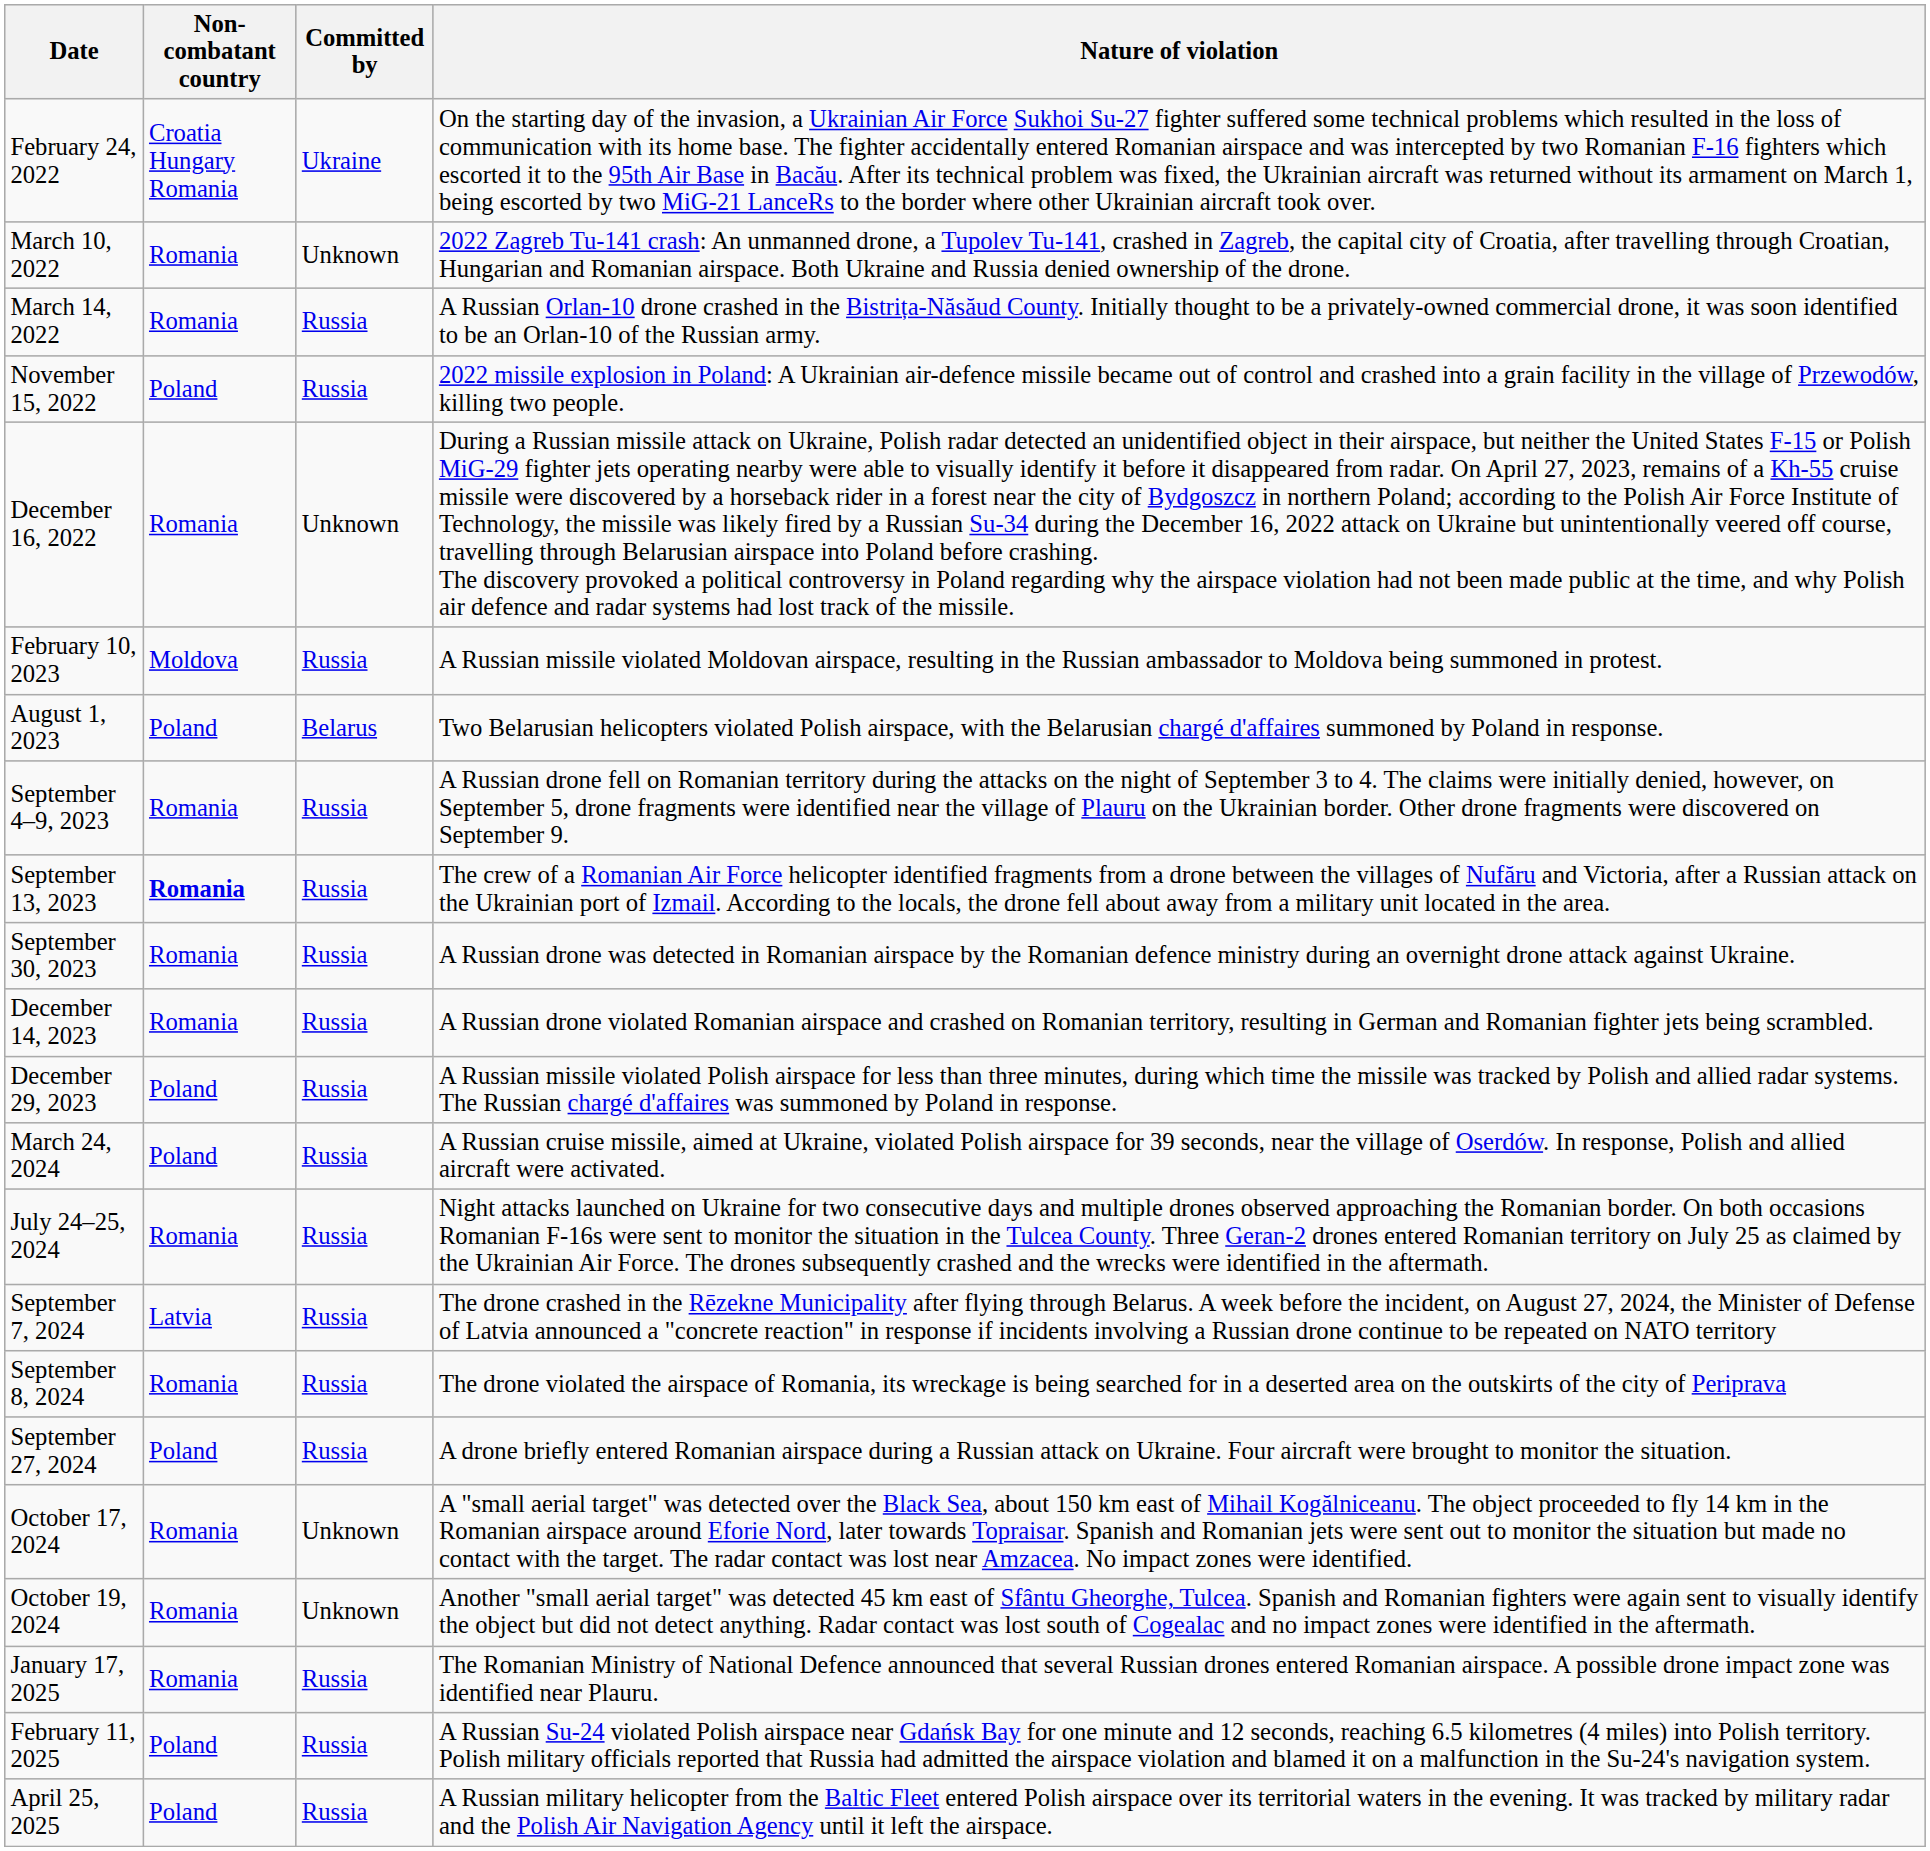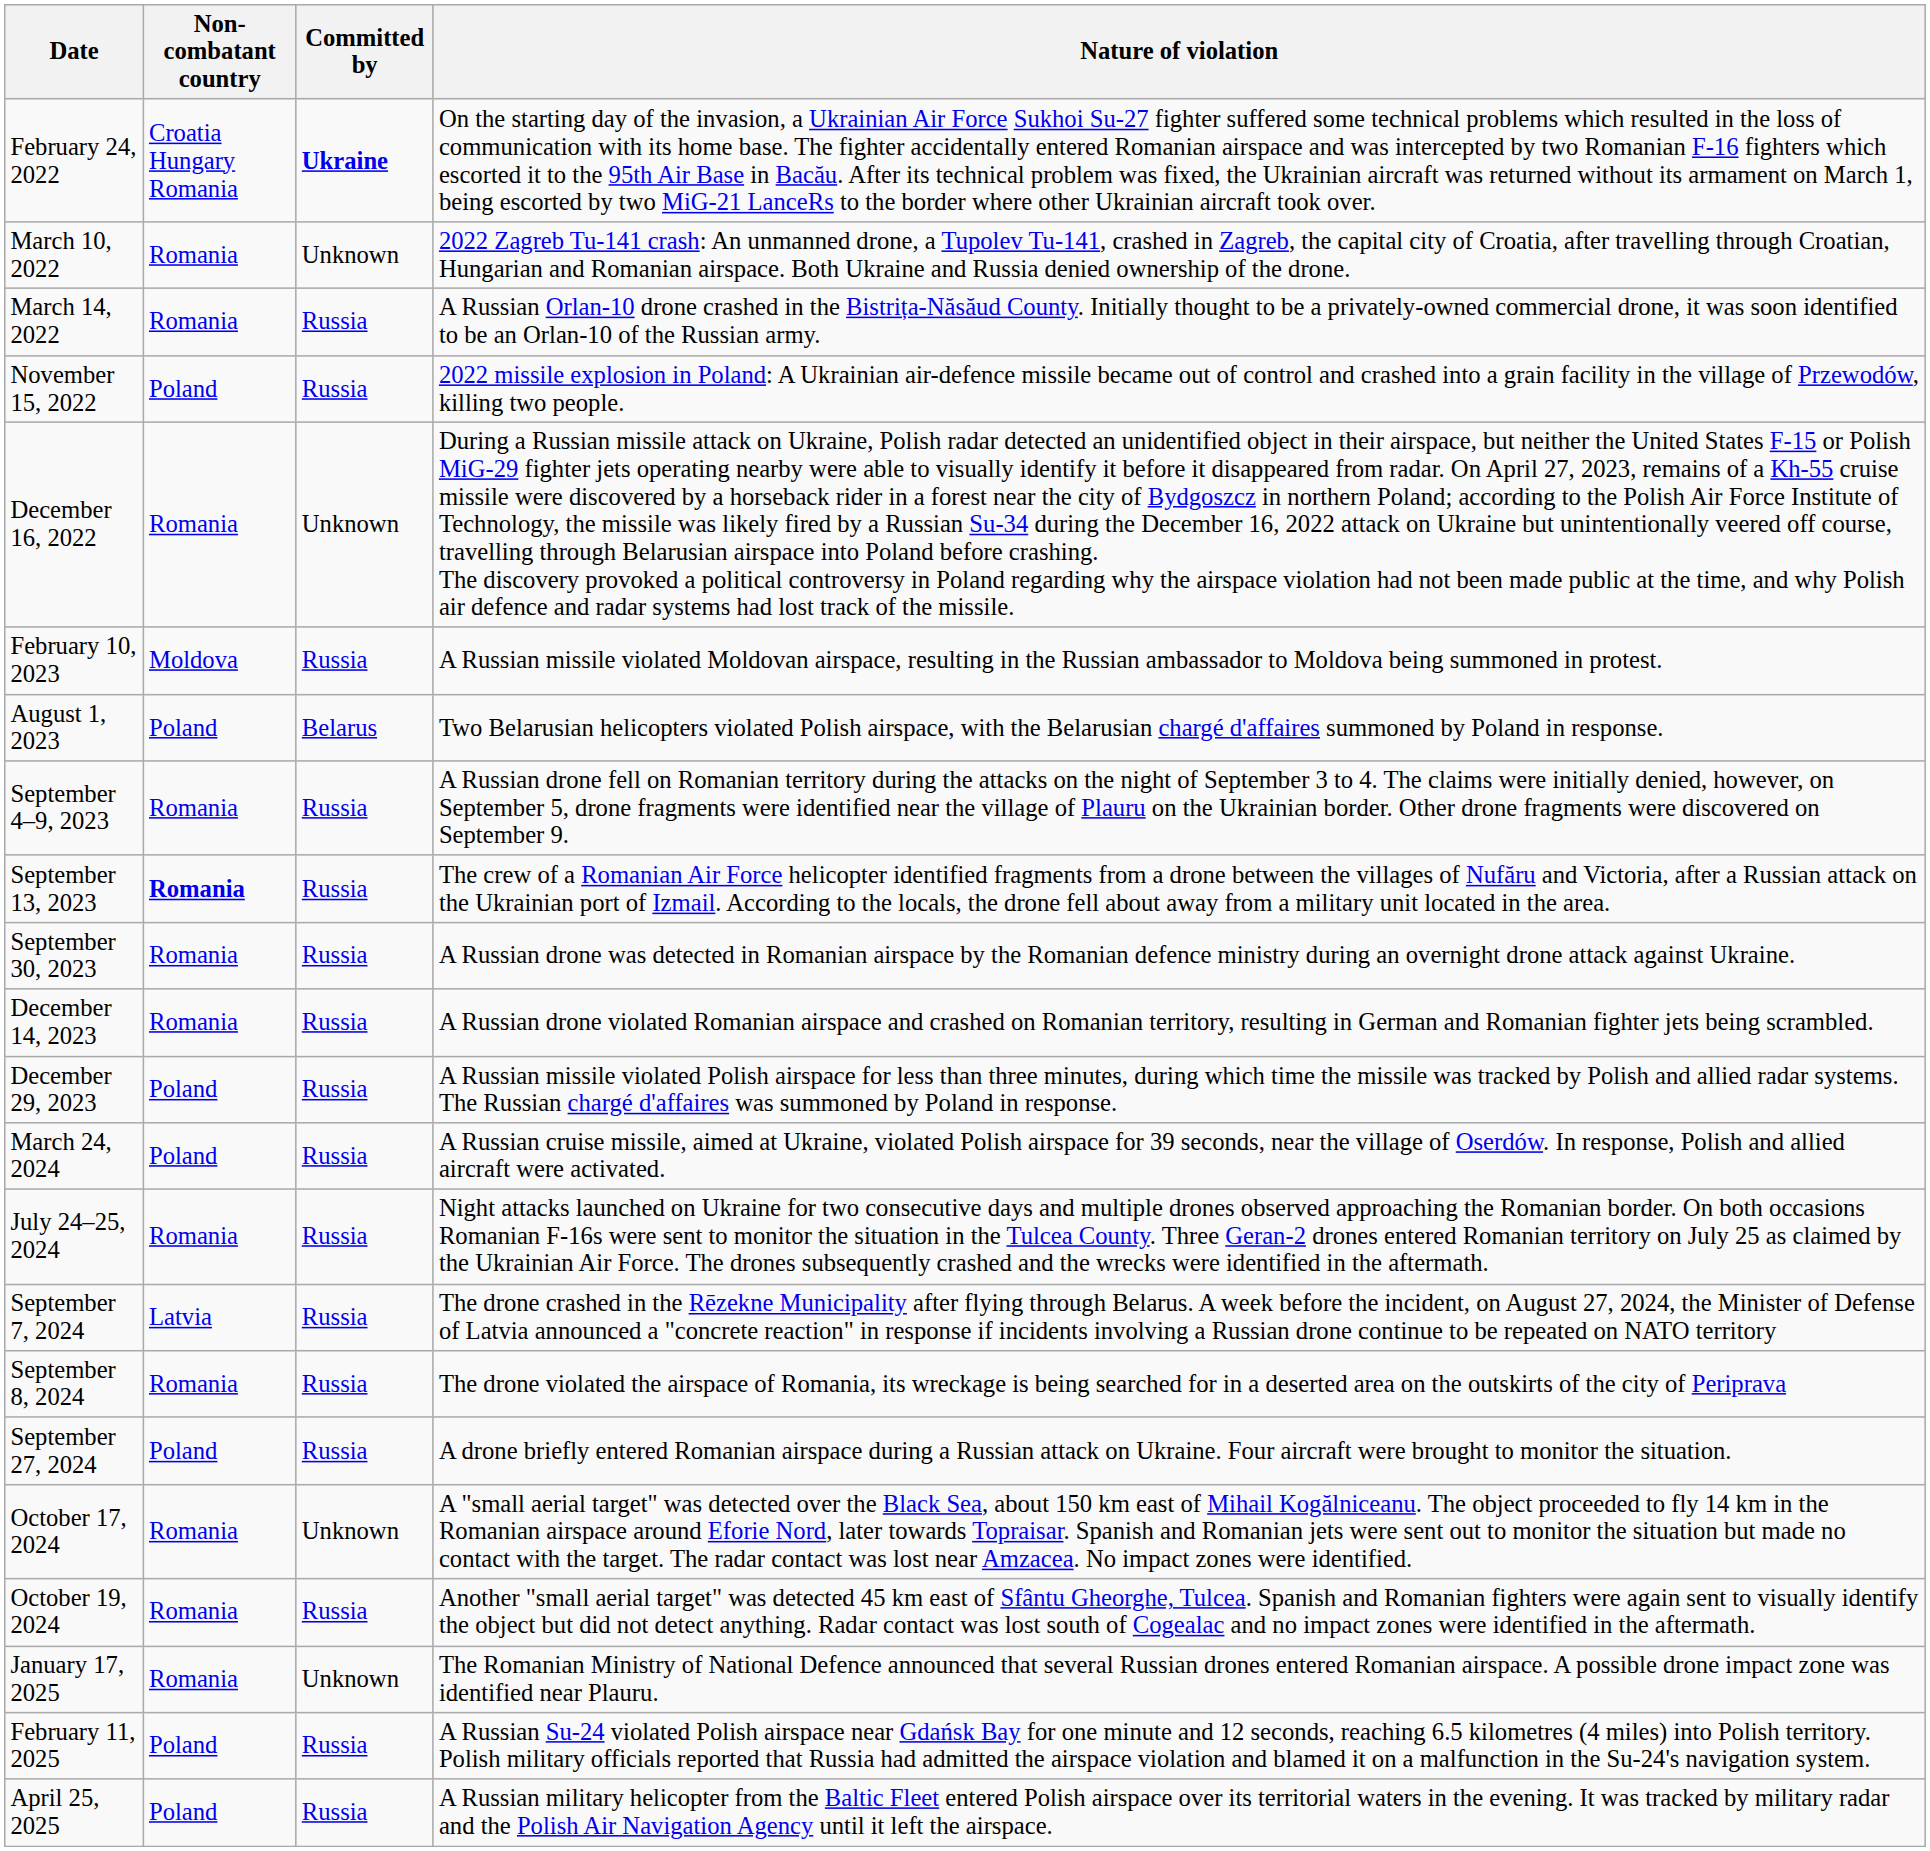(341, 160) normal -> (345, 160) bold
(350, 1611) Unknown -> (335, 1611) Russia
(335, 1678) Russia -> (350, 1678) Unknown
